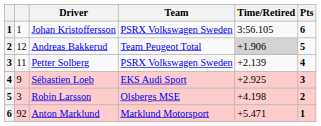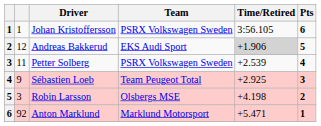(161, 46) Team Peugeot Total -> (154, 46) EKS Audi Sport
(252, 63) +2.139 -> (252, 63) +2.539
(154, 80) EKS Audi Sport -> (161, 80) Team Peugeot Total
